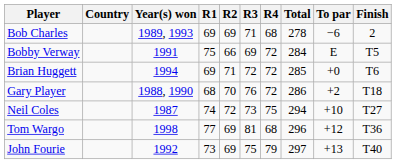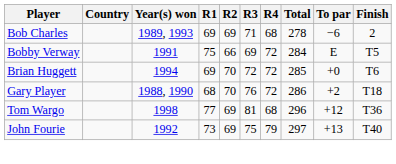(230, 71) 71 -> (230, 71) 70
- row: (33, 110)
